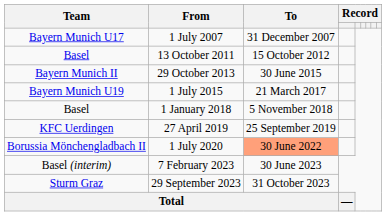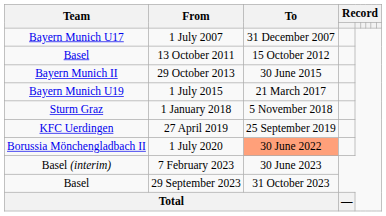(76, 110) Basel -> (76, 110) Sturm Graz
(76, 183) Sturm Graz -> (76, 183) Basel
